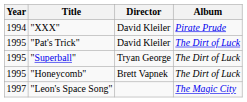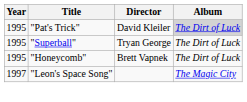- row: (45, 27)
(208, 43) no background -> (208, 27) lightgrey background
